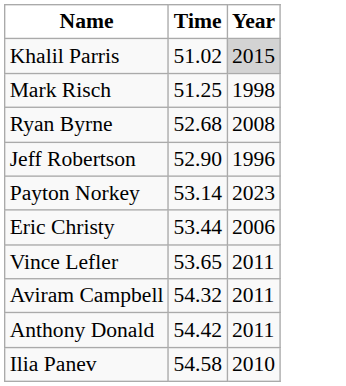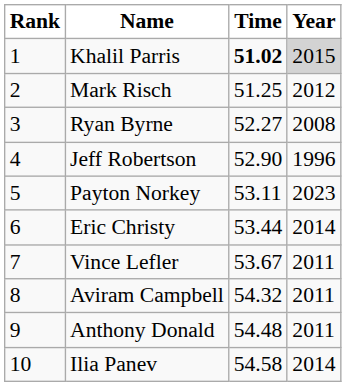+ column: (35, 21)
(198, 55) normal -> (258, 55) bold
(254, 90) 1998 -> (314, 90) 2012
(198, 124) 52.68 -> (258, 124) 52.27
(198, 192) 53.14 -> (258, 192) 53.11
(254, 227) 2006 -> (314, 227) 2014
(198, 261) 53.65 -> (258, 261) 53.67
(198, 329) 54.42 -> (258, 329) 54.48
(254, 364) 2010 -> (314, 364) 2014
